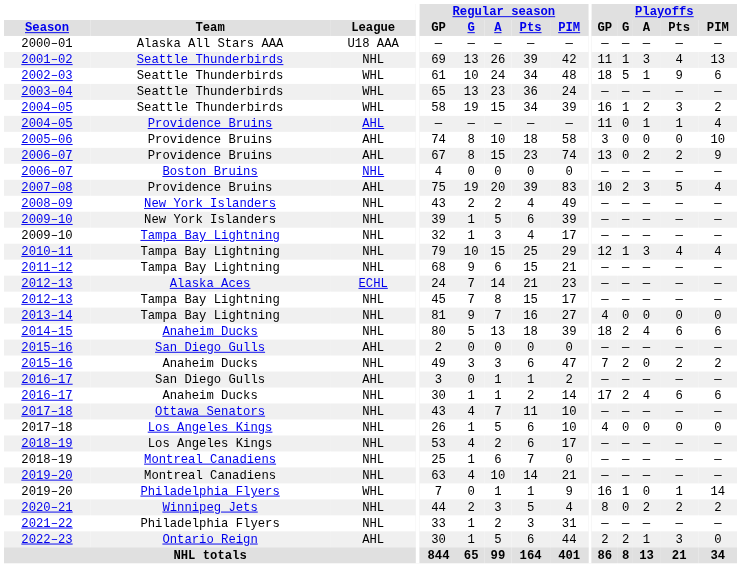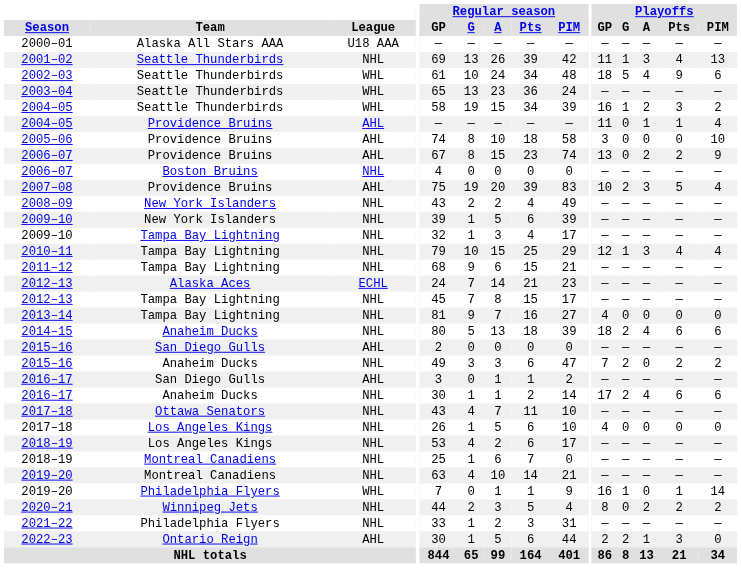(647, 76) 1 -> (647, 76) 4
